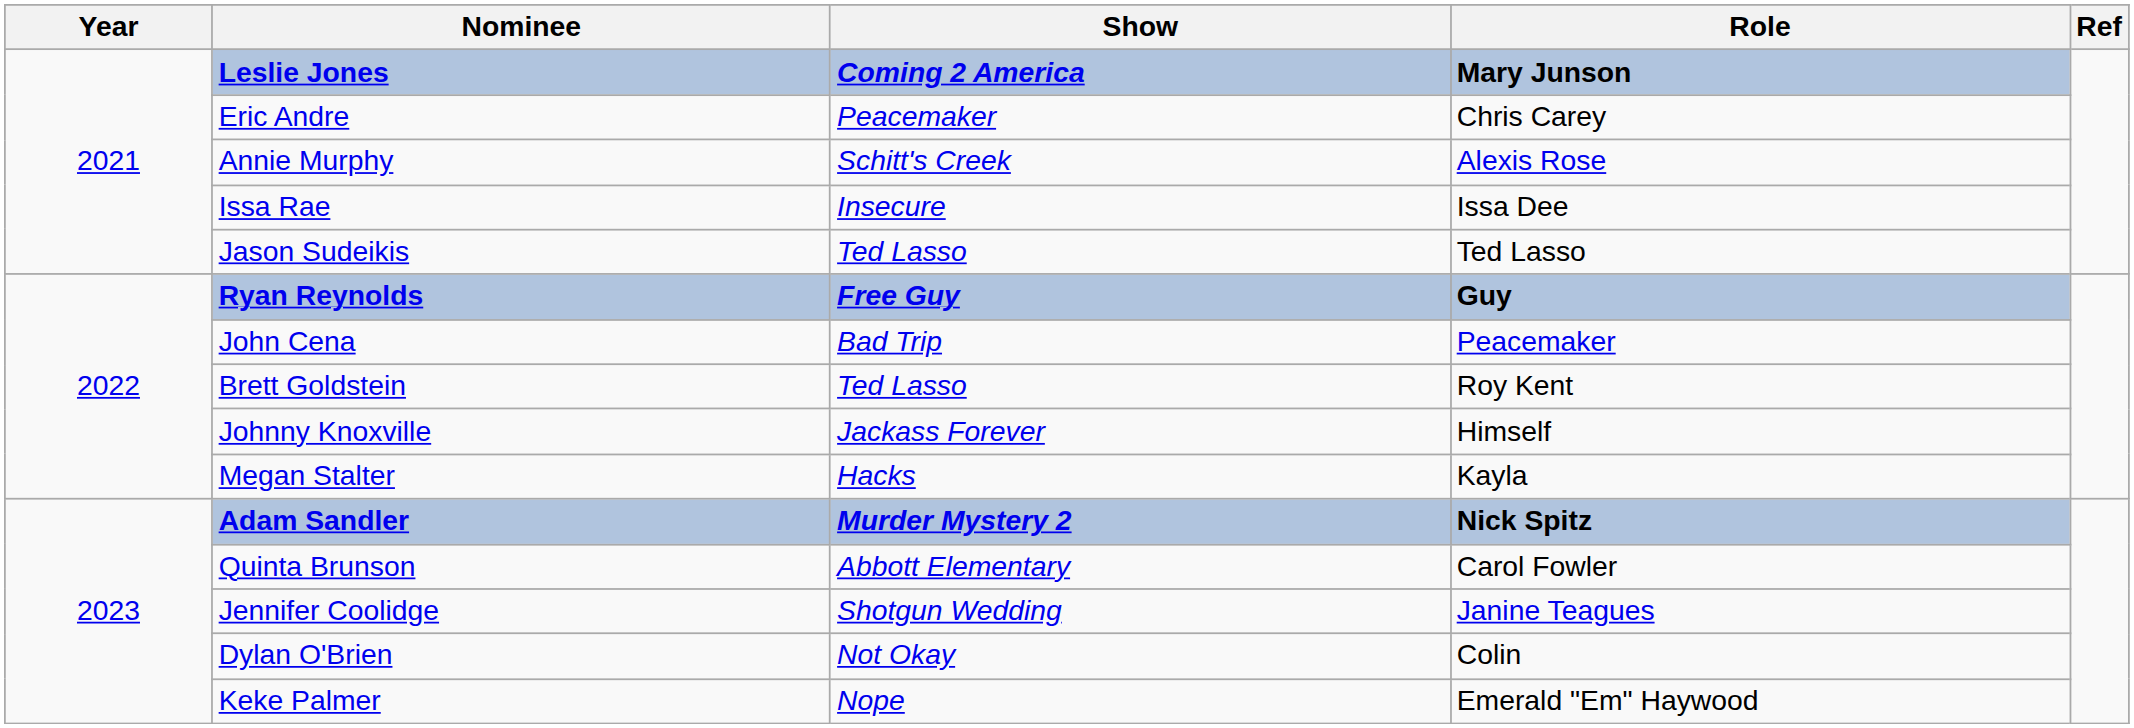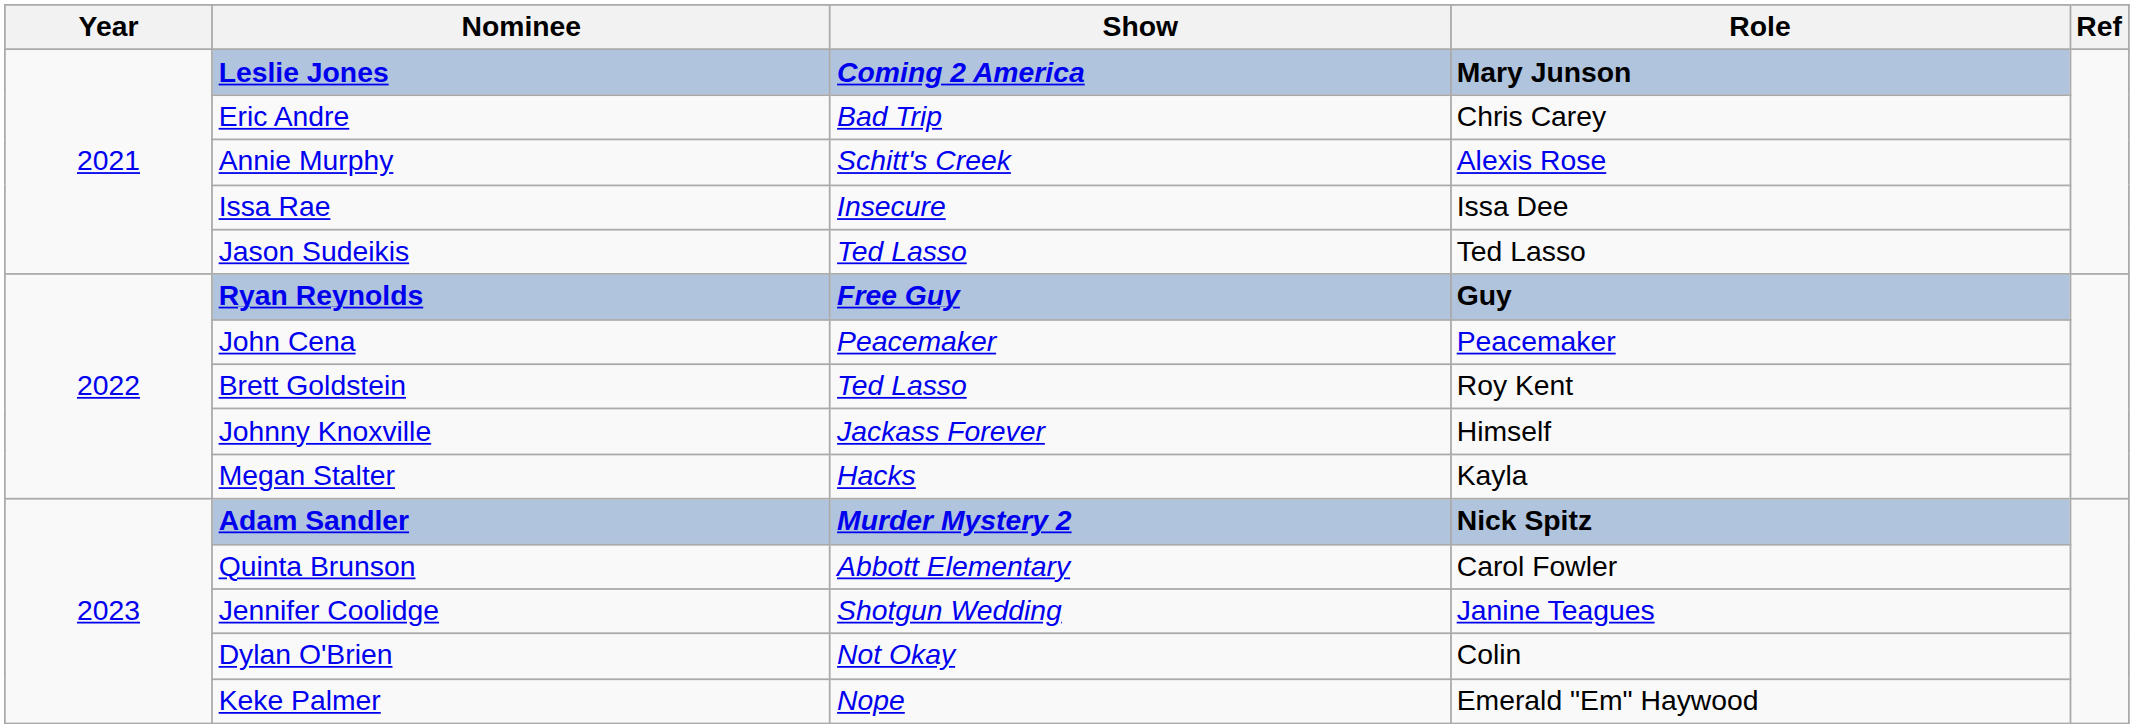(917, 116) Peacemaker -> (890, 116) Bad Trip
(890, 341) Bad Trip -> (917, 341) Peacemaker
